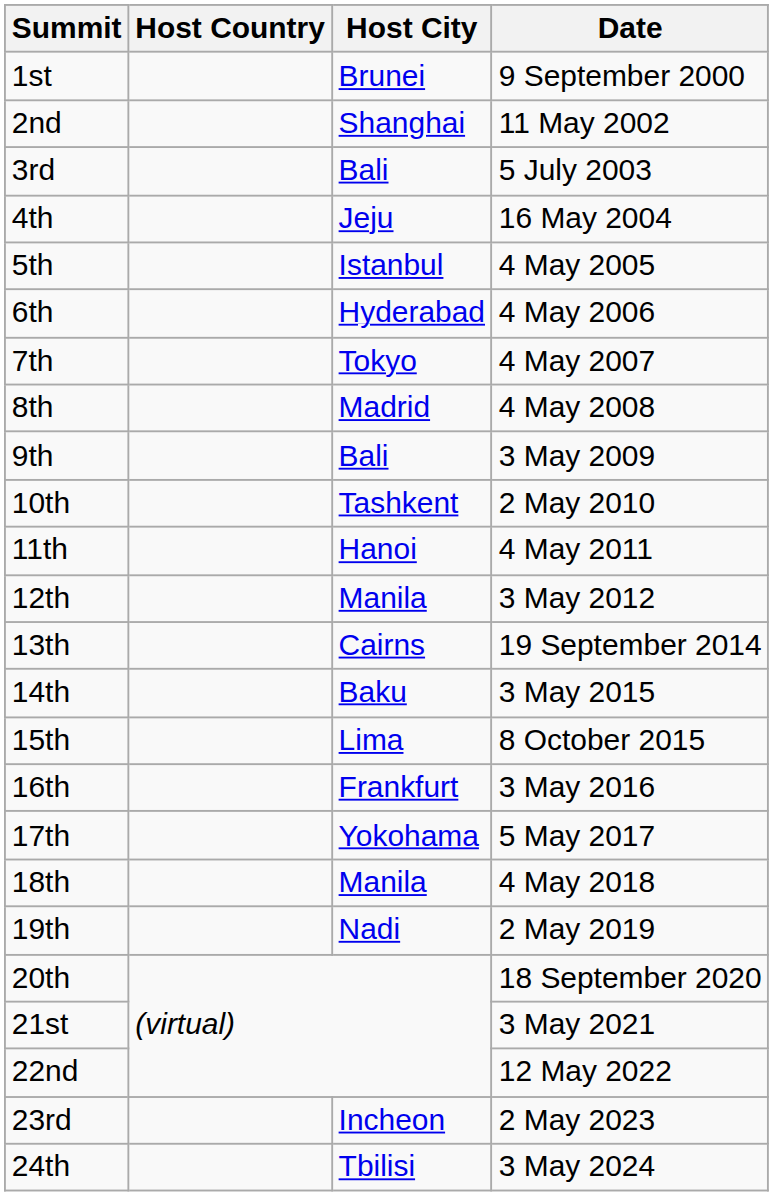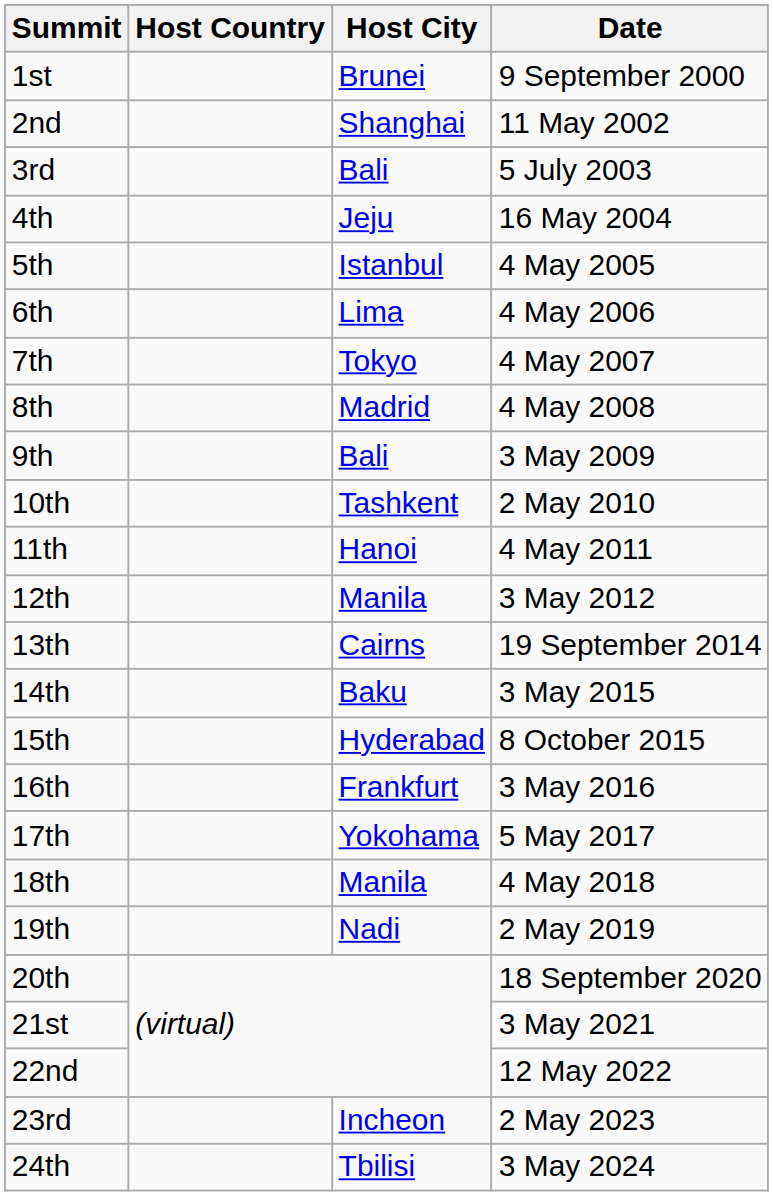(412, 312) Hyderabad -> (371, 312) Lima
(371, 739) Lima -> (412, 739) Hyderabad
